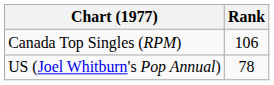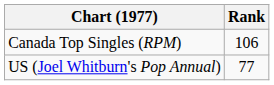(247, 67) 78 -> (247, 67) 77
